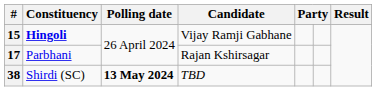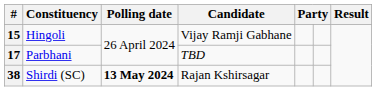(46, 34) bold -> (46, 34) normal
(225, 55) Rajan Kshirsagar -> (193, 55) TBD
(193, 75) TBD -> (225, 75) Rajan Kshirsagar
